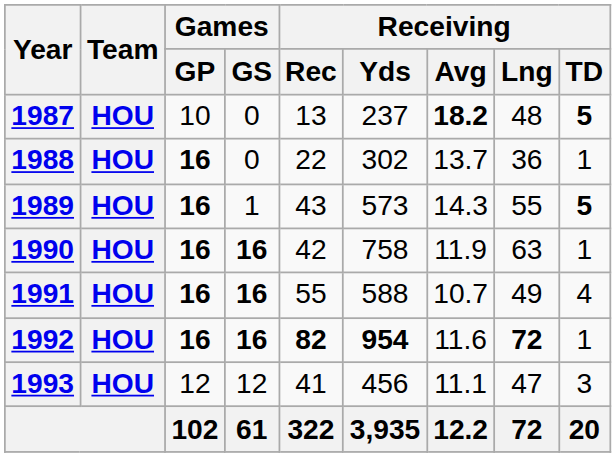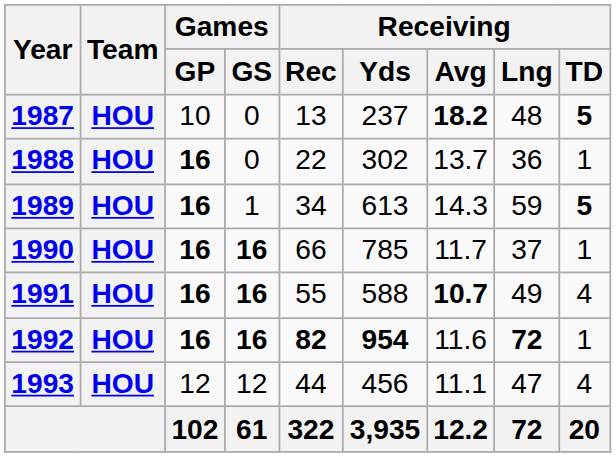(311, 205) 43 -> (311, 205) 34
(385, 205) 573 -> (385, 205) 613
(527, 205) 55 -> (527, 205) 59
(311, 250) 42 -> (311, 250) 66
(385, 250) 758 -> (385, 250) 785
(461, 250) 11.9 -> (461, 250) 11.7
(527, 250) 63 -> (527, 250) 37
(461, 294) normal -> (461, 294) bold
(311, 384) 41 -> (311, 384) 44
(584, 384) 3 -> (584, 384) 4
